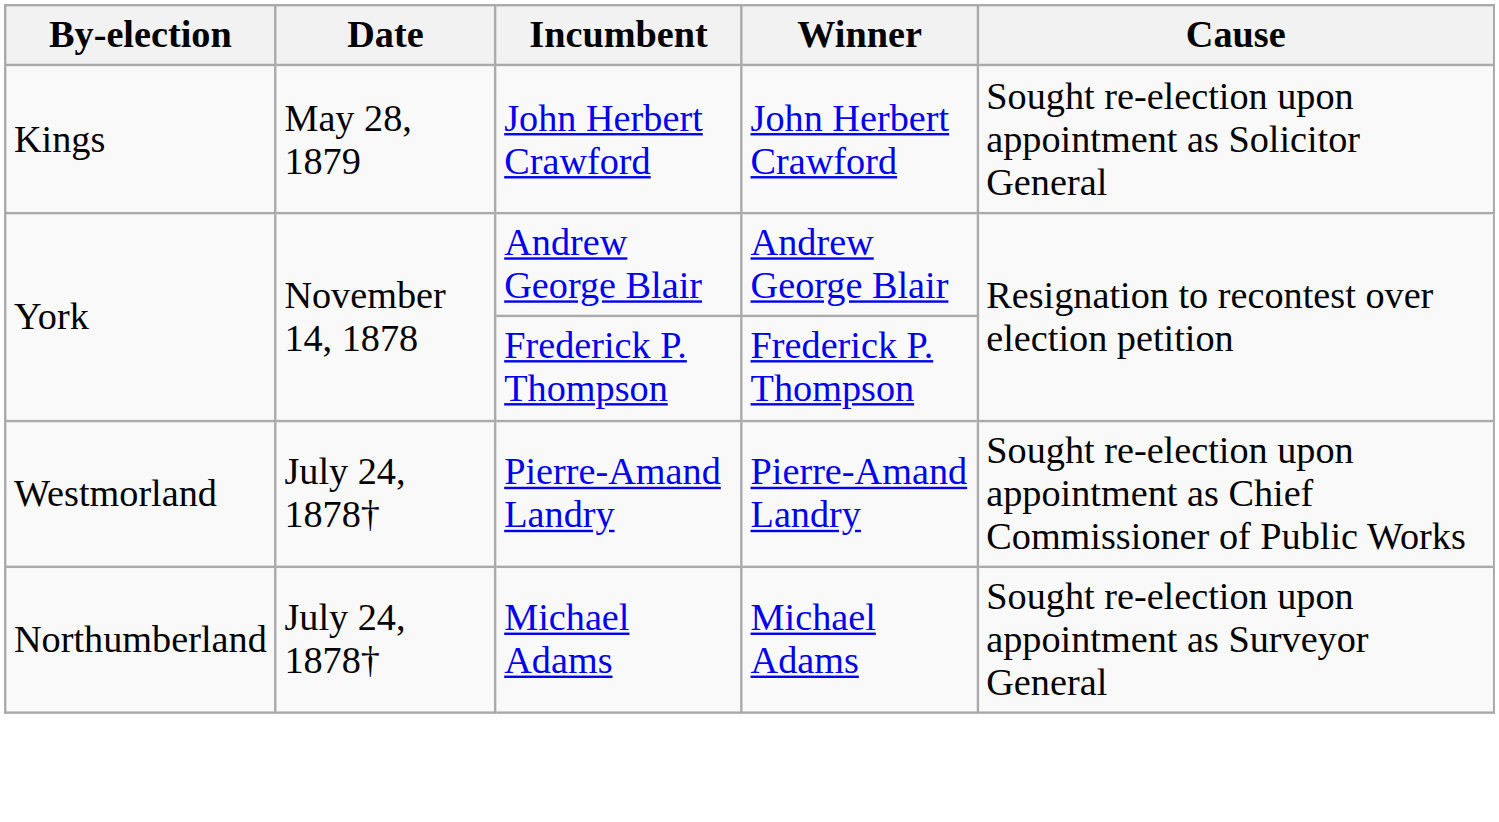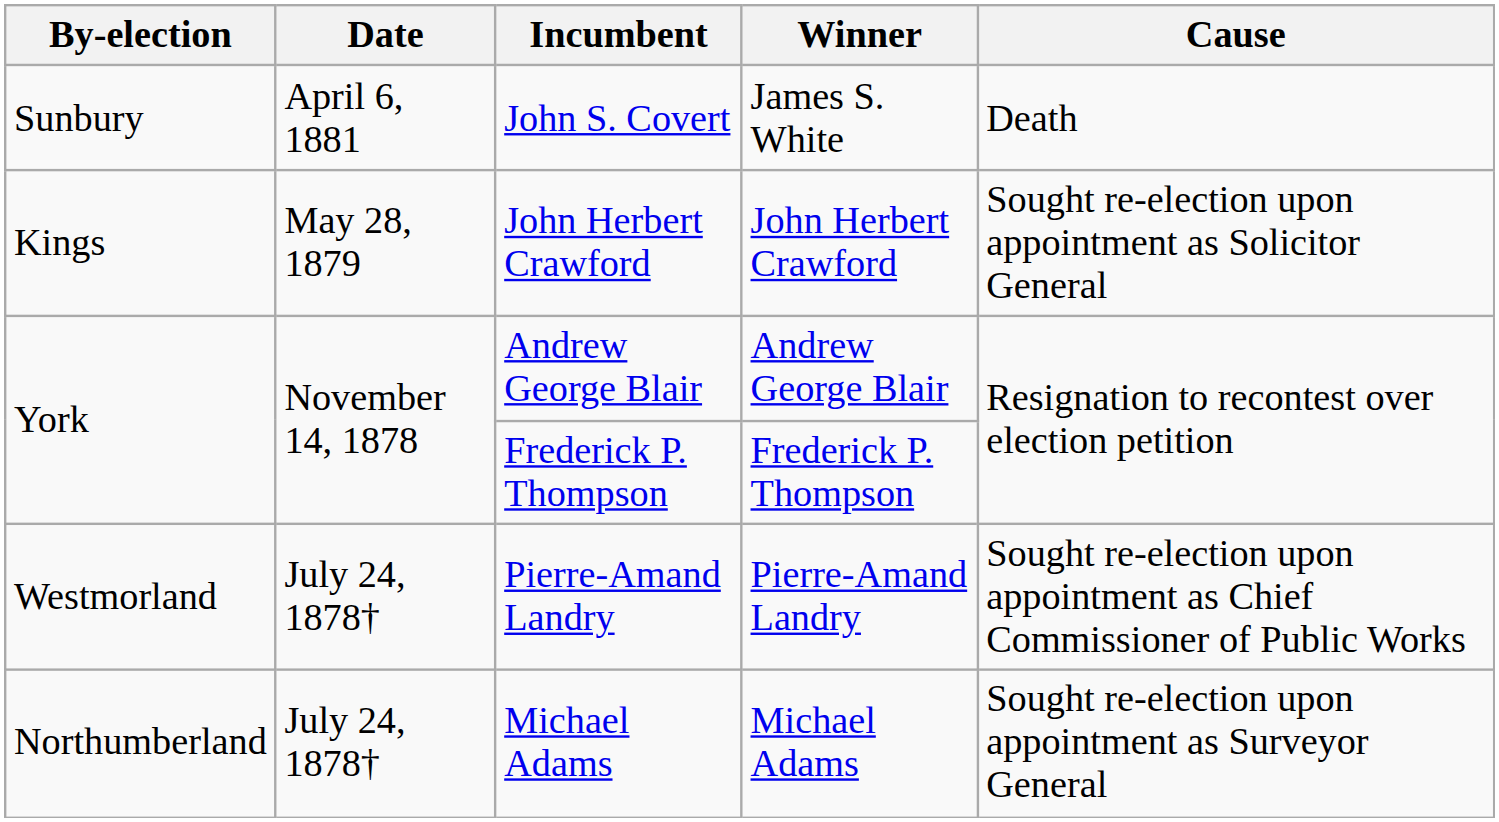+ row: (617, 116)
